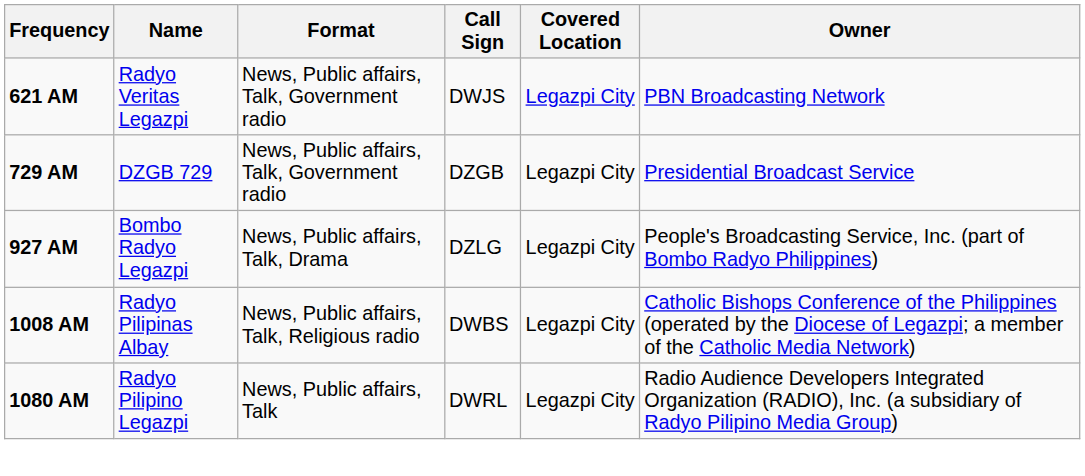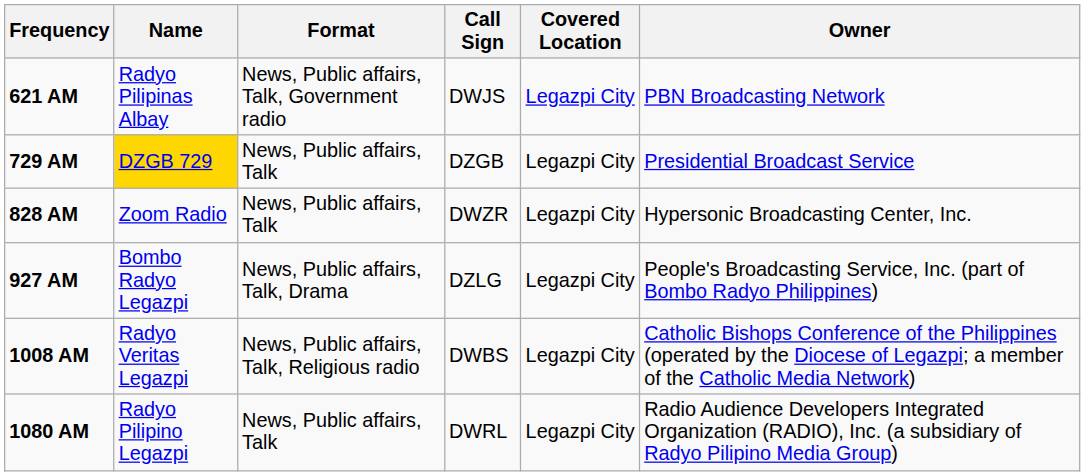(153, 96) Radyo Veritas Legazpi -> (156, 96) Radyo Pilipinas Albay
(166, 172) no background -> (166, 161) gold background
(332, 172) News, Public affairs, Talk, Government radio -> (332, 161) News, Public affairs, Talk
+ row: (44, 215)
(156, 324) Radyo Pilipinas Albay -> (153, 356) Radyo Veritas Legazpi
